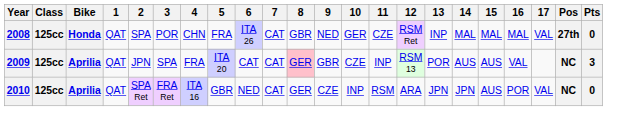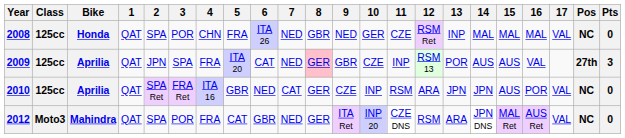(275, 35) CAT -> (292, 35) NED
(569, 35) 27th -> (587, 35) NC
(275, 63) CAT -> (292, 63) NED
(569, 63) NC -> (587, 63) 27th
+ row: (18, 119)
